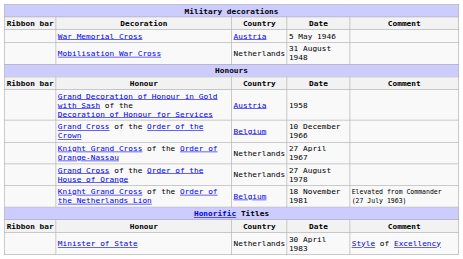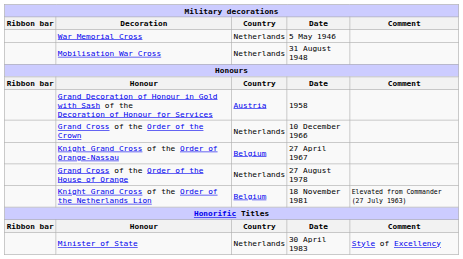(250, 36) Austria -> (259, 36) Netherlands
(250, 131) Belgium -> (259, 131) Netherlands
(259, 153) Netherlands -> (250, 153) Belgium
